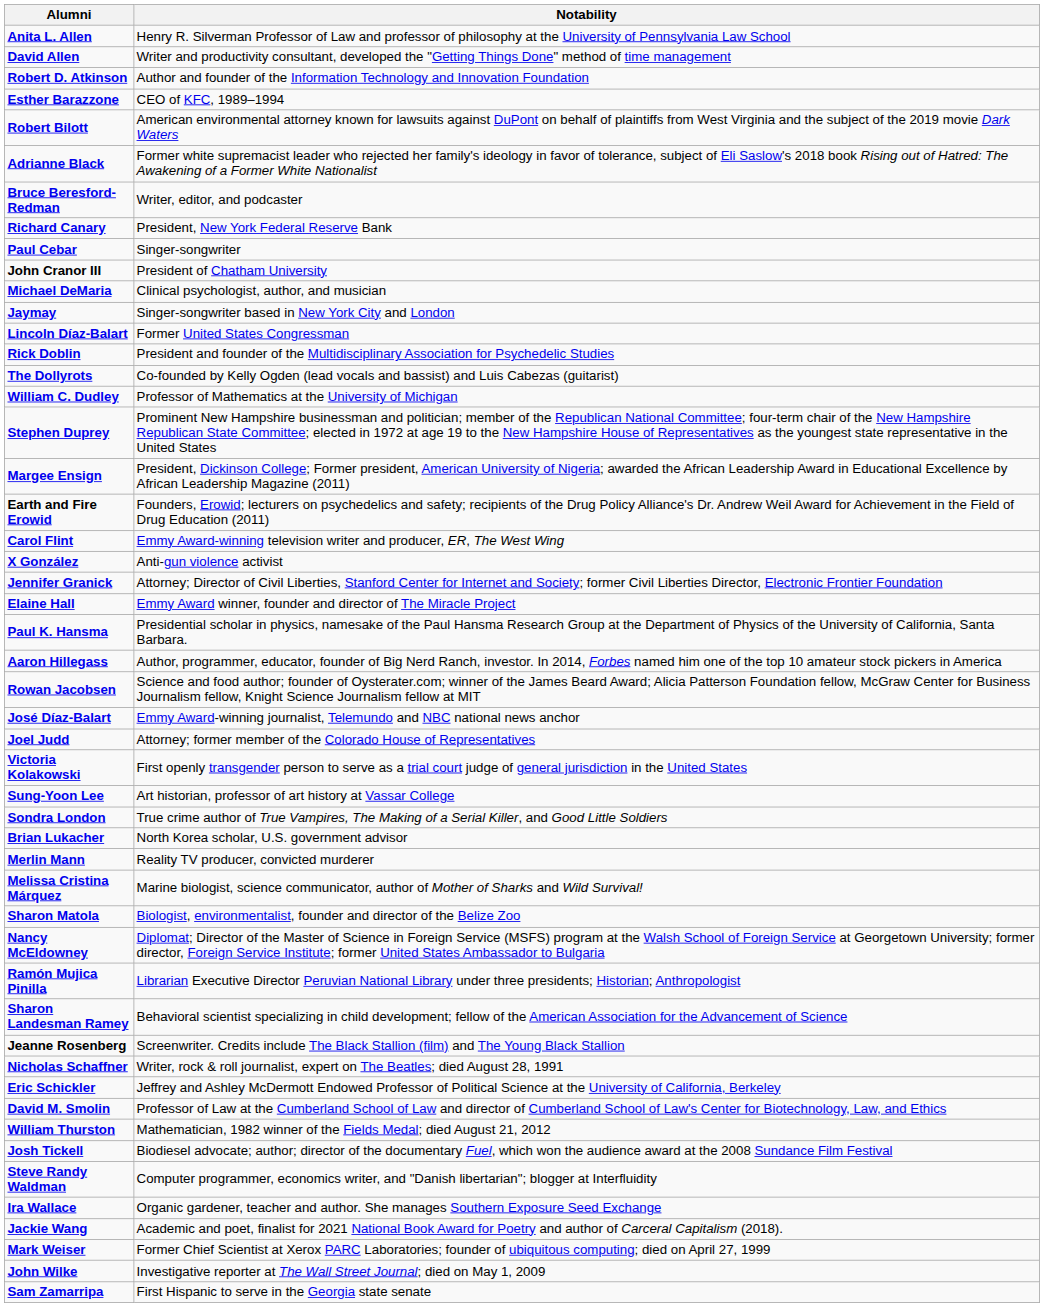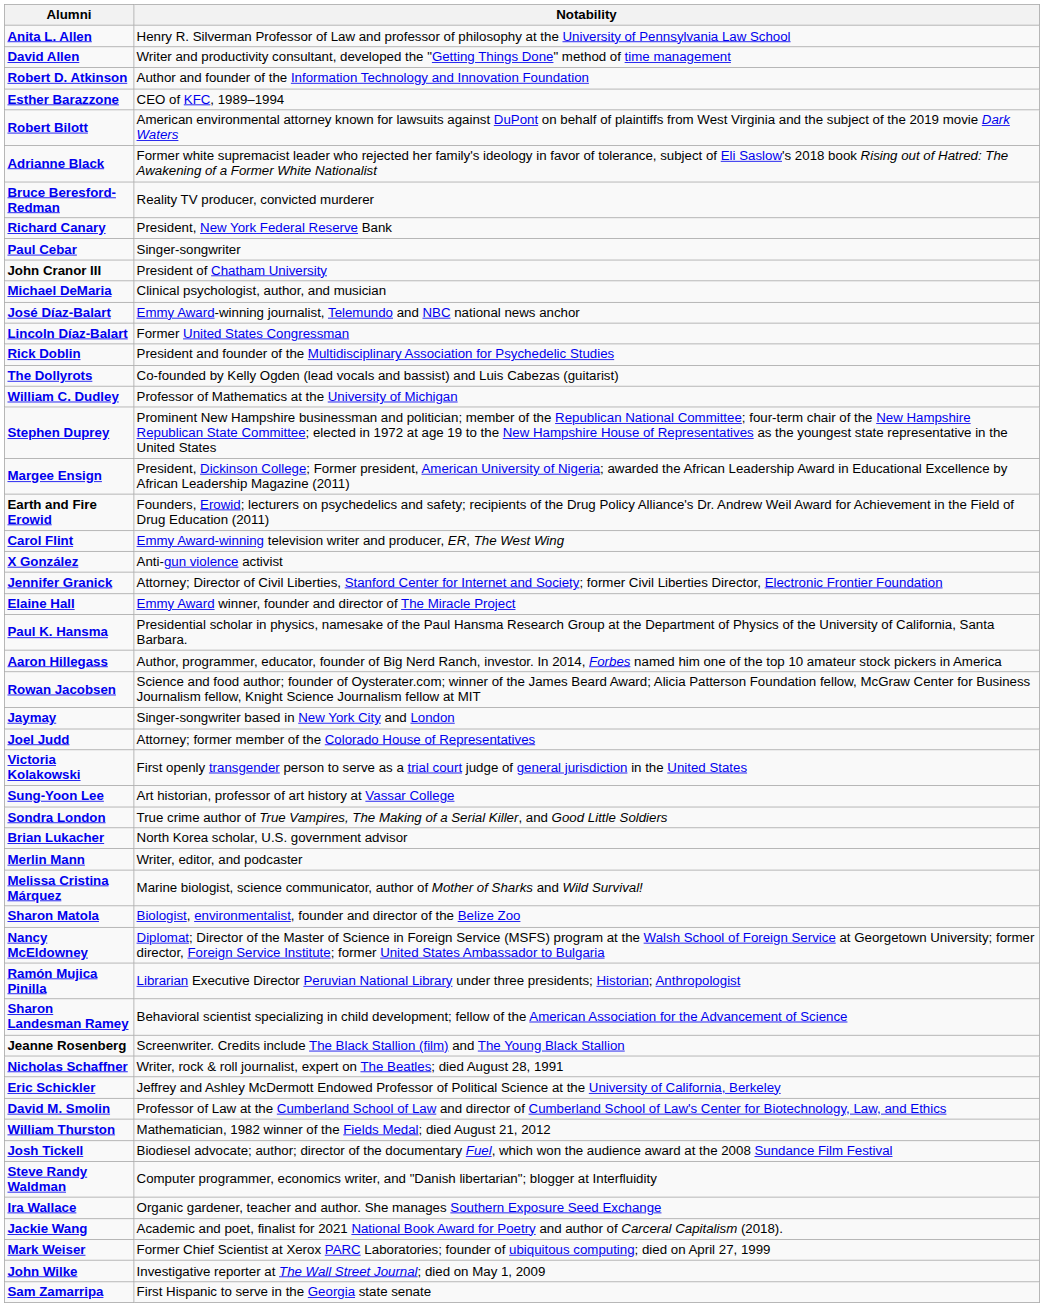(219, 199) Writer, editor, and podcaster -> (255, 199) Reality TV producer, convicted murderer
rows swapped: (59, 718) <-> (32, 312)
(255, 859) Reality TV producer, convicted murderer -> (219, 859) Writer, editor, and podcaster
